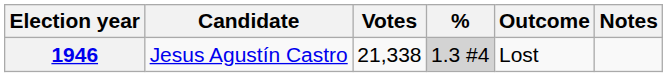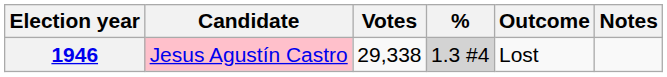(249, 54) no background -> (249, 54) pink background
(389, 54) 21,338 -> (389, 54) 29,338
